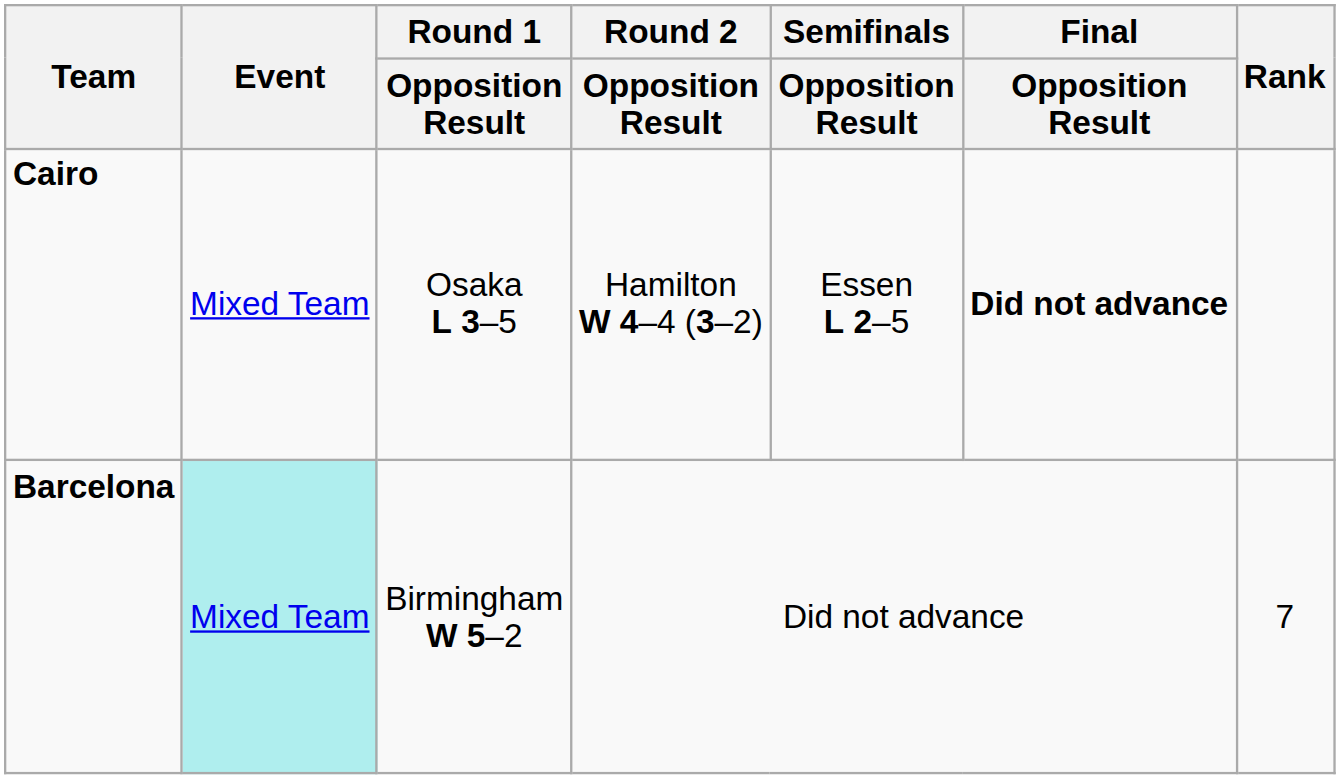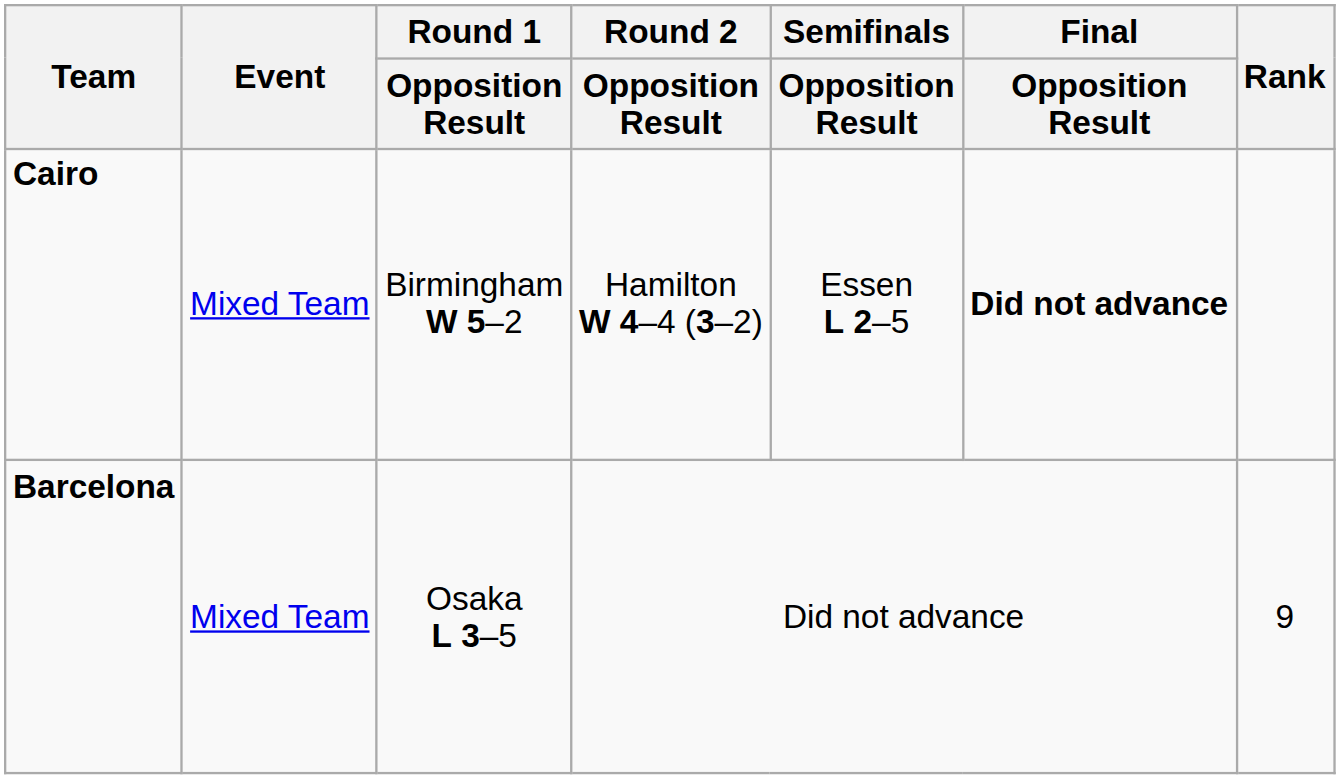(474, 305) Osaka L 3–5 -> (474, 305) Birmingham W 5–2
(280, 617) paleturquoise background -> (280, 617) no background
(474, 617) Birmingham W 5–2 -> (474, 617) Osaka L 3–5
(1285, 617) 7 -> (1285, 617) 9
